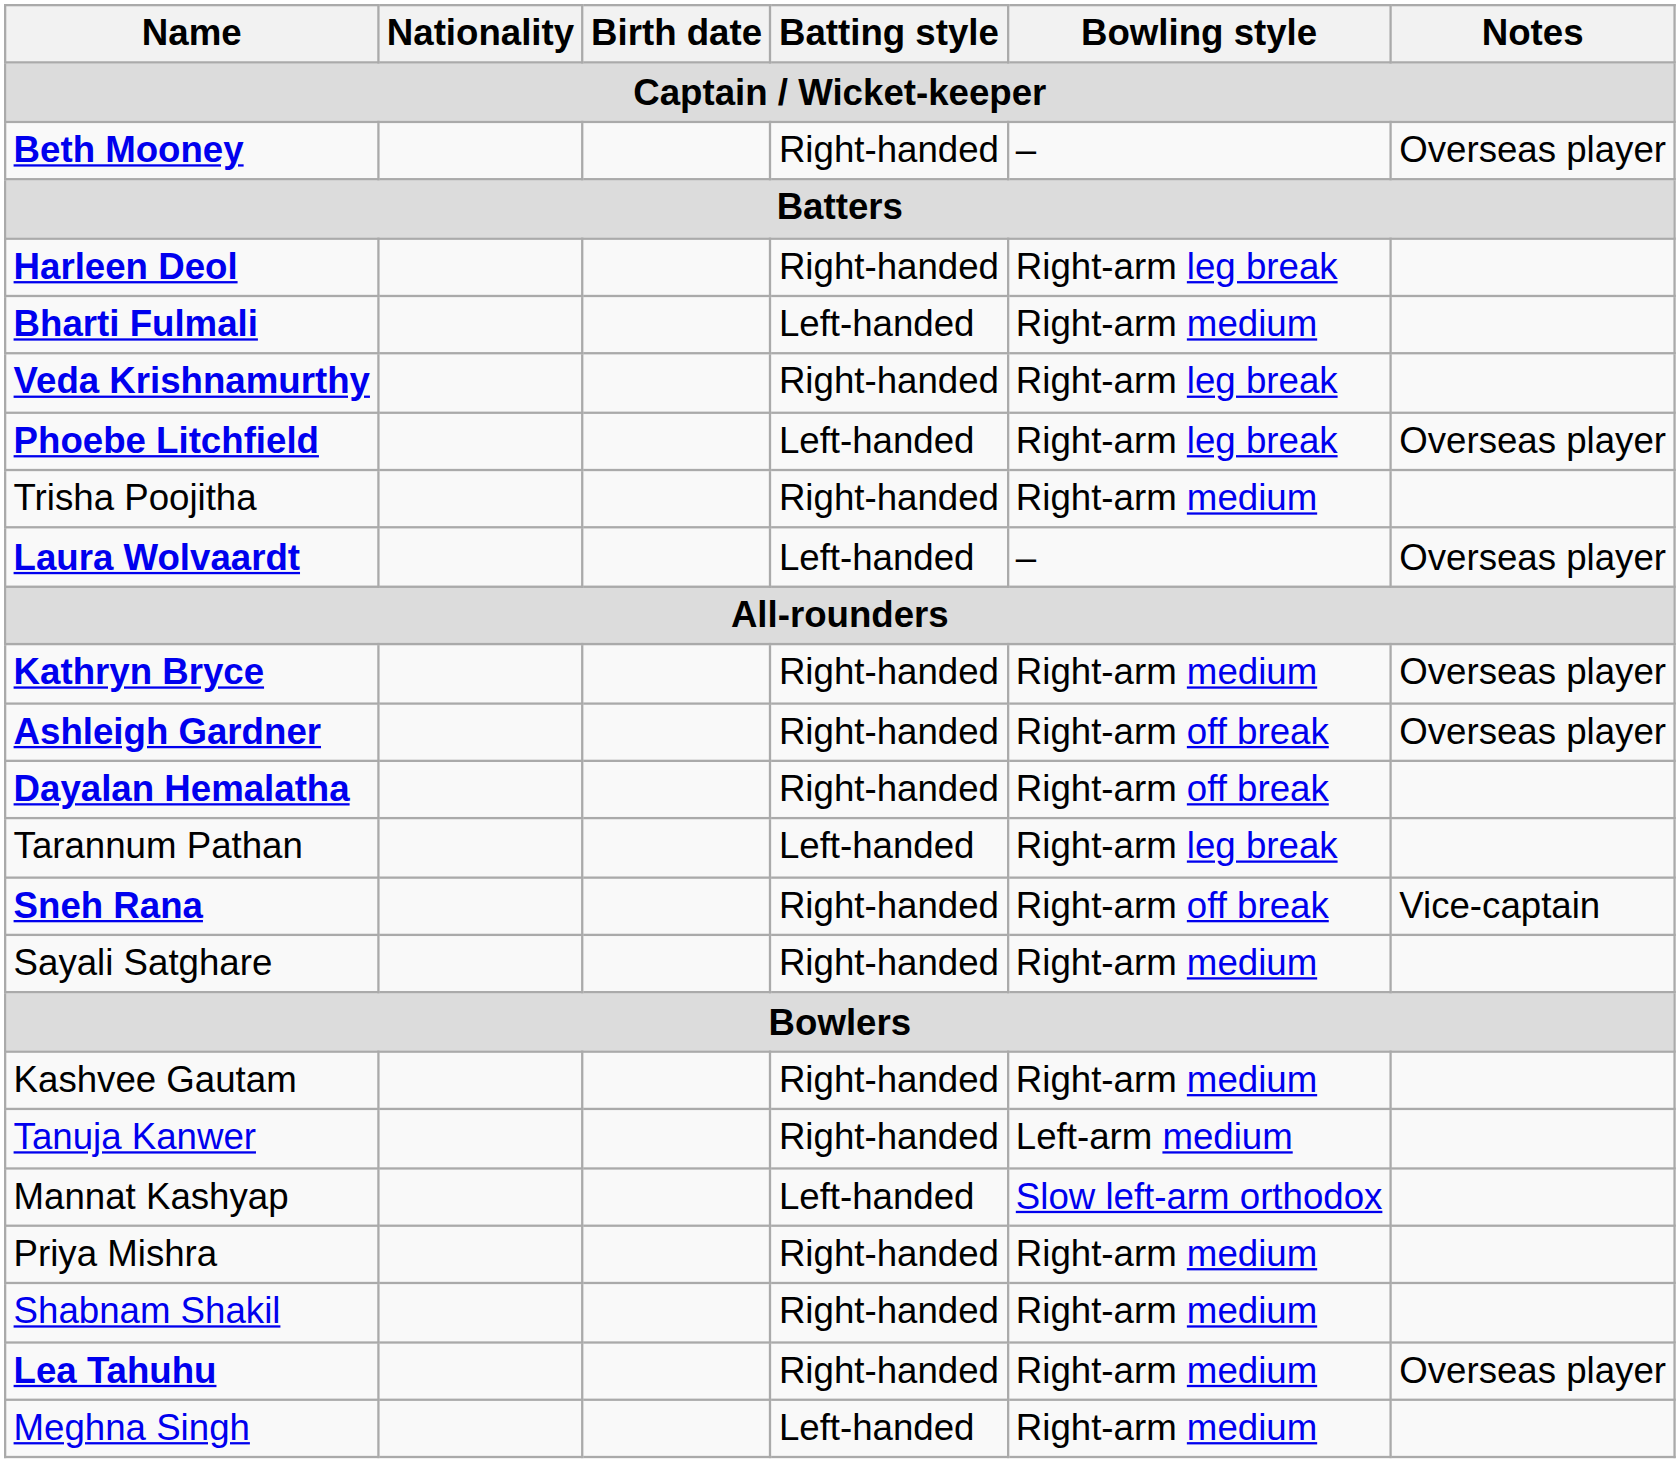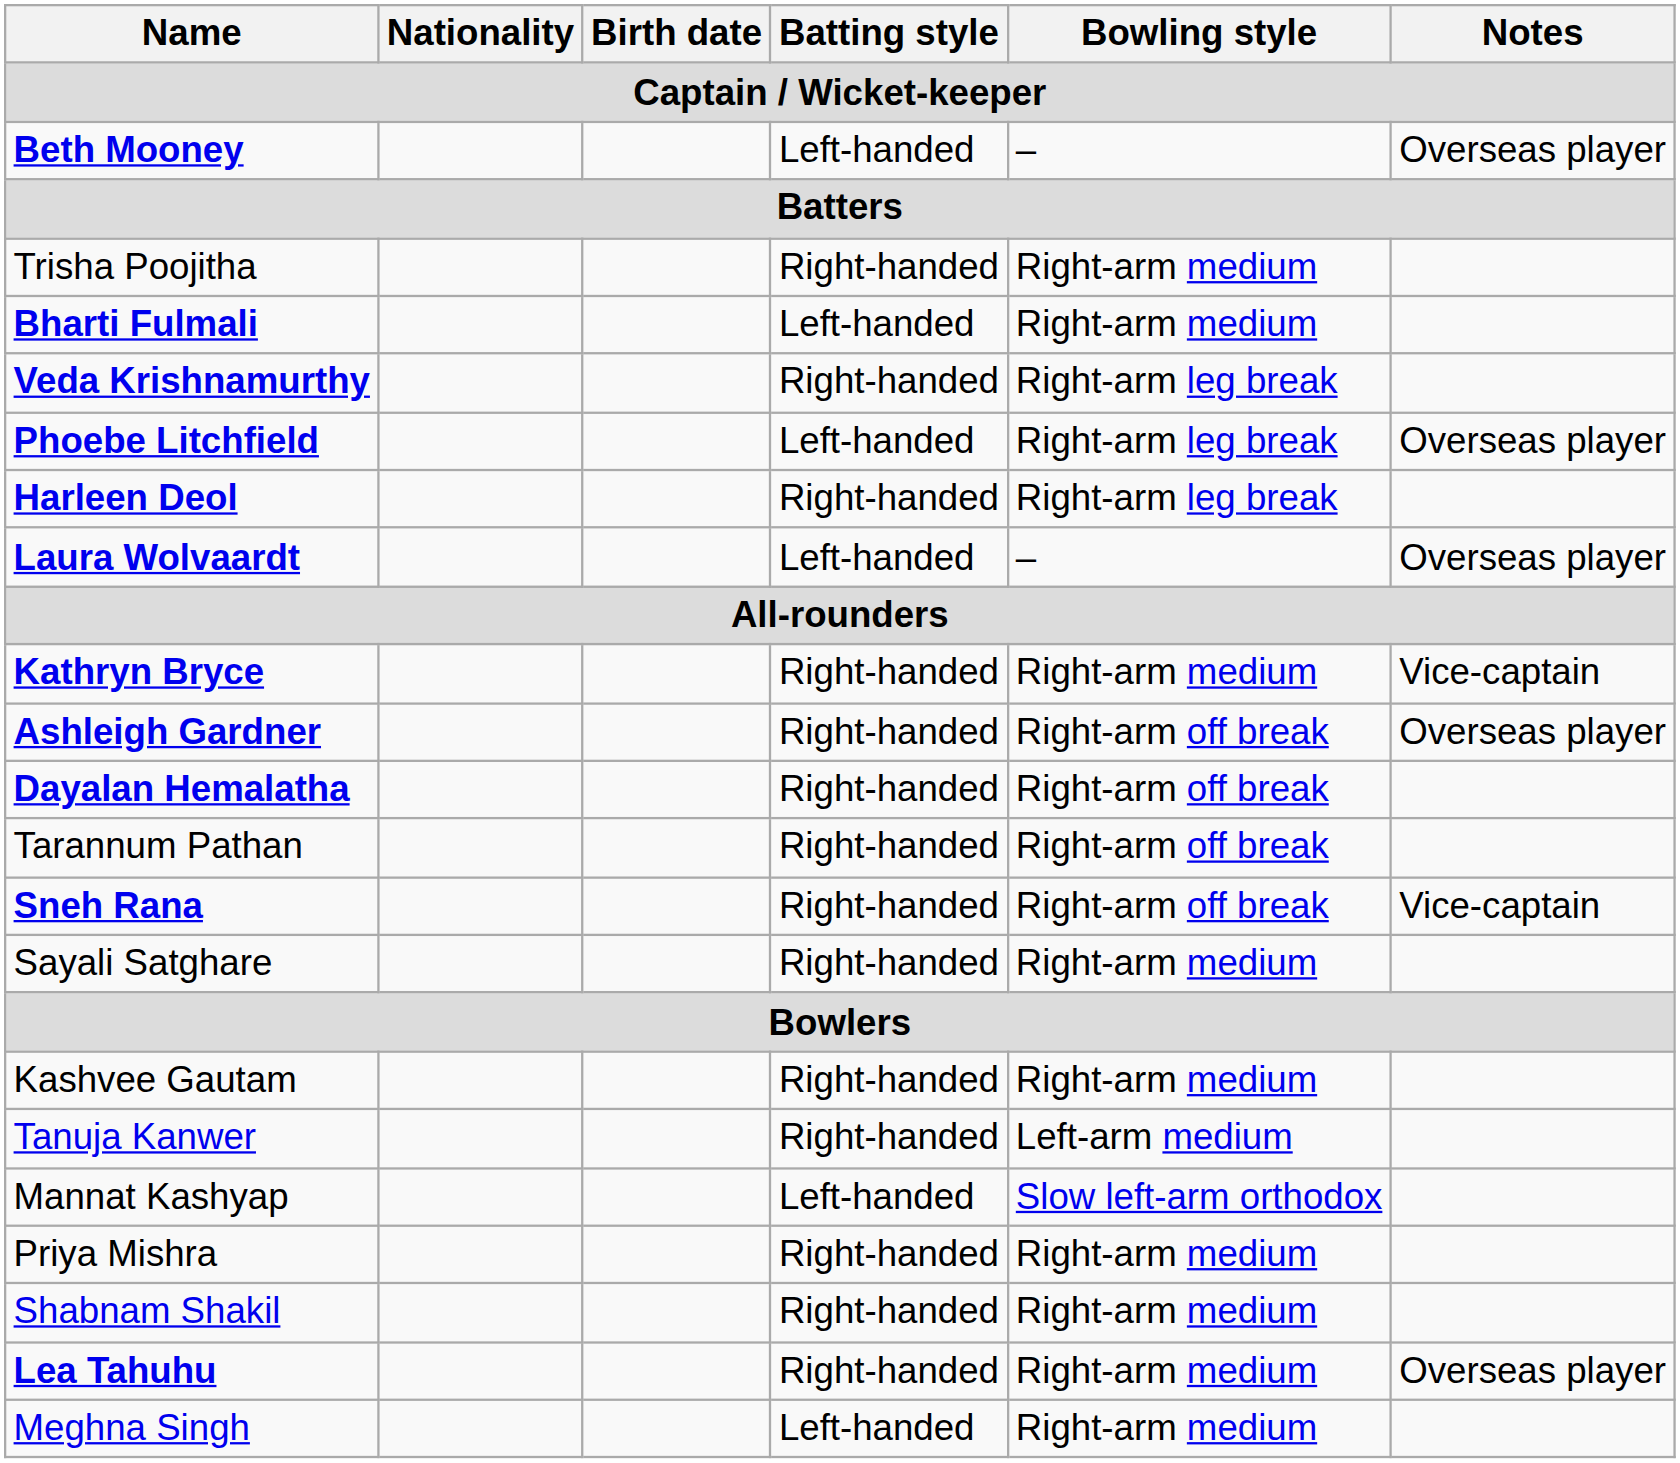(889, 149) Right-handed -> (877, 149) Left-handed
rows swapped: (126, 265) <-> (135, 498)
(1533, 672) Overseas player -> (1500, 672) Vice-captain
(877, 847) Left-handed -> (889, 847) Right-handed
(1177, 847) Right-arm leg break -> (1172, 847) Right-arm off break
